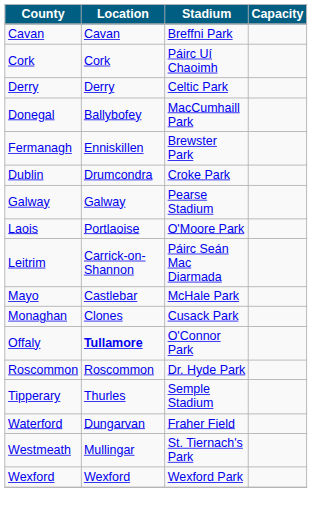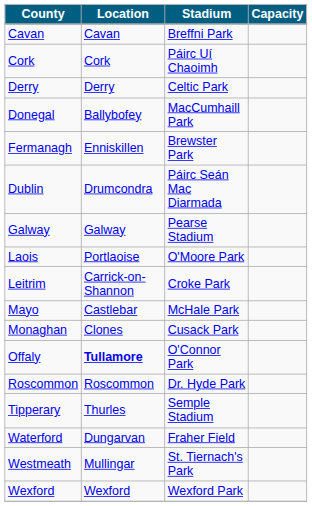(199, 175) Croke Park -> (198, 189) Páirc Seán Mac Diarmada
(198, 262) Páirc Seán Mac Diarmada -> (199, 283) Croke Park
